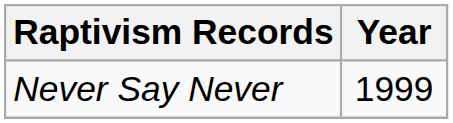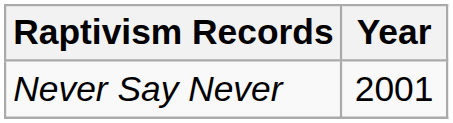(394, 88) 1999 -> (394, 88) 2001
